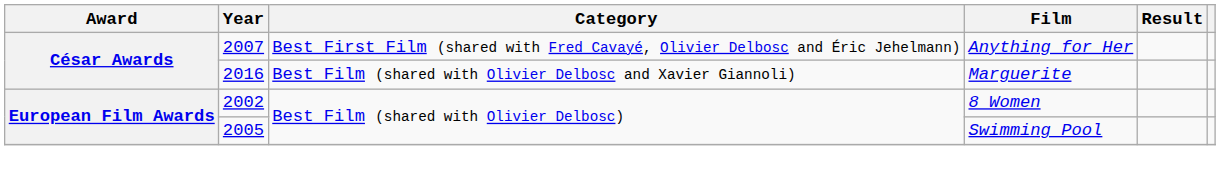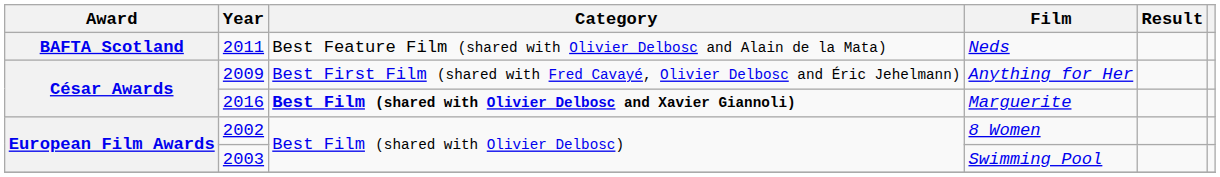+ row: (989, 47)
(243, 47) 2007 -> (243, 75) 2009
(534, 75) normal -> (534, 103) bold
(243, 131) 2005 -> (243, 158) 2003
